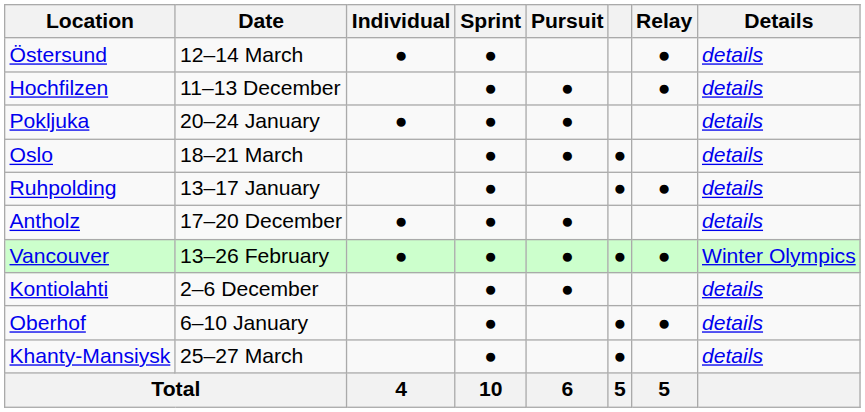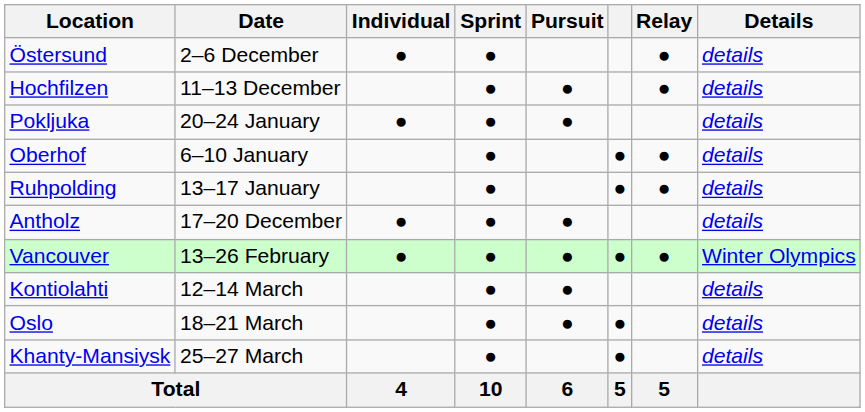(242, 54) 12–14 March -> (249, 54) 2–6 December
rows swapped: (48, 322) <-> (31, 155)
(249, 289) 2–6 December -> (242, 289) 12–14 March
